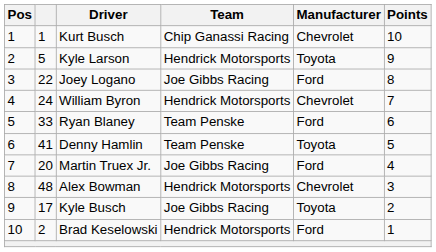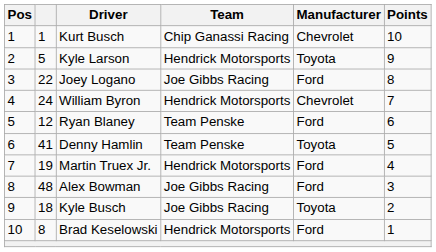(46, 122) 33 -> (46, 122) 12
(46, 165) 20 -> (46, 165) 19
(216, 165) Joe Gibbs Racing -> (227, 165) Hendrick Motorsports
(227, 186) Hendrick Motorsports -> (216, 186) Joe Gibbs Racing
(325, 186) Chevrolet -> (310, 186) Ford
(46, 208) 17 -> (46, 208) 18
(42, 229) 2 -> (42, 229) 8
